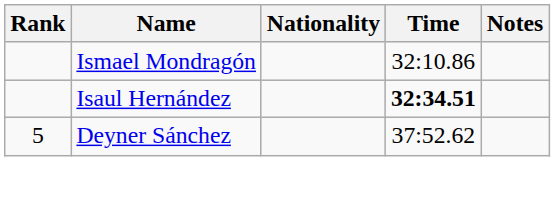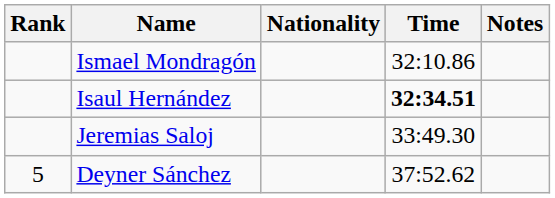+ row: (145, 135)
